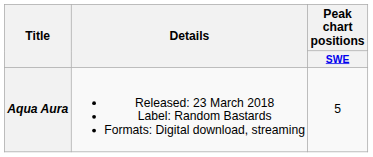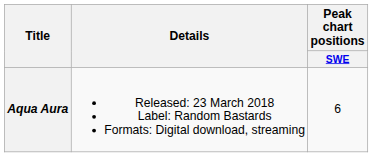(338, 109) 5 -> (338, 109) 6
